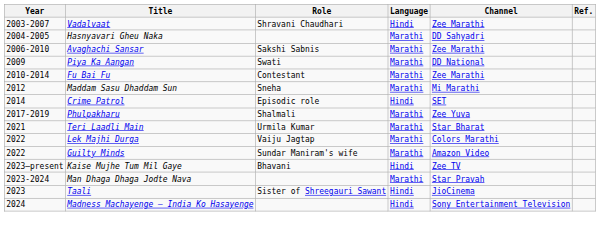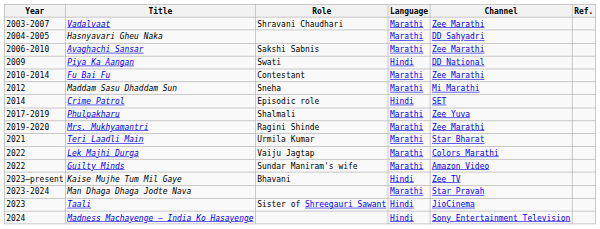(402, 24) Hindi -> (407, 24) Marathi
(407, 62) Marathi -> (402, 62) Hindi
+ row: (108, 127)
